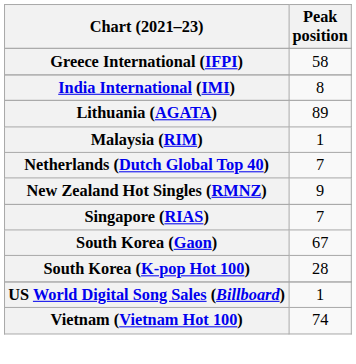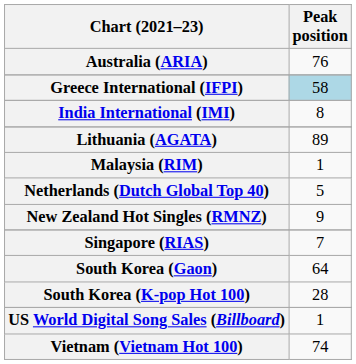+ row: (147, 61)
(320, 61) no background -> (320, 87) lightblue background
(320, 165) 7 -> (320, 191) 5
(320, 242) 67 -> (320, 268) 64
